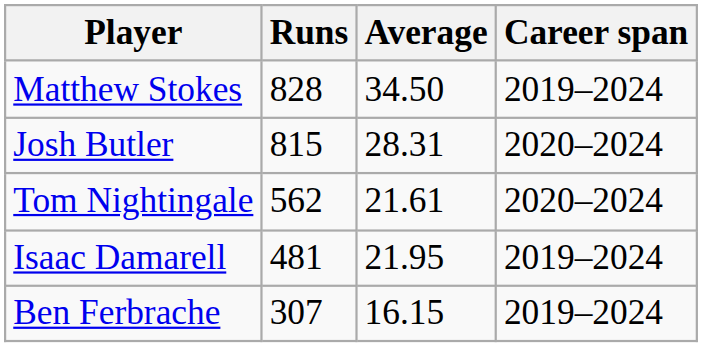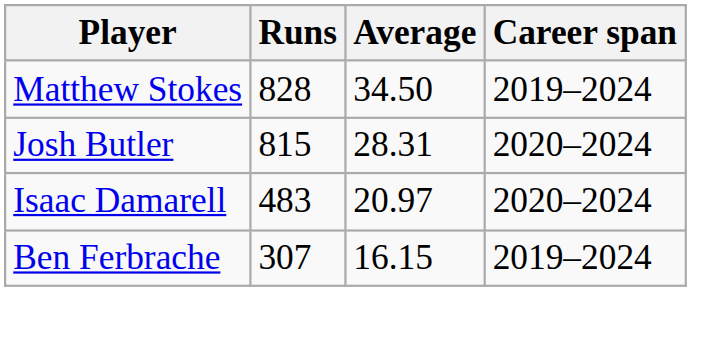- row: (133, 200)
(296, 256) 481 -> (285, 200) 483
(404, 256) 21.95 -> (393, 200) 20.97
(583, 256) 2019–2024 -> (572, 200) 2020–2024
